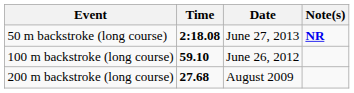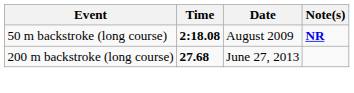(263, 35) June 27, 2013 -> (260, 35) August 2009
- row: (91, 56)
(260, 77) August 2009 -> (263, 56) June 27, 2013
